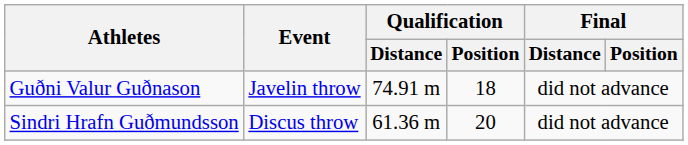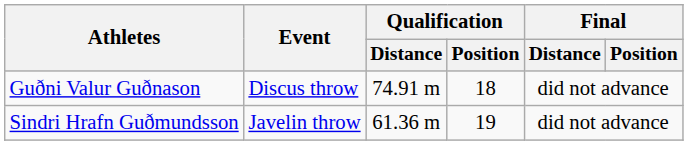(305, 88) Javelin throw -> (303, 88) Discus throw
(303, 122) Discus throw -> (305, 122) Javelin throw
(485, 122) 20 -> (485, 122) 19
